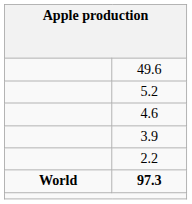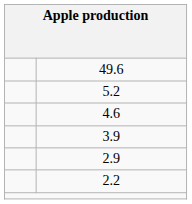+ row: (111, 158)
- row: (149, 181)
